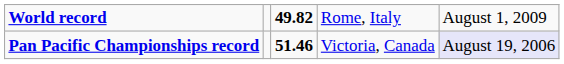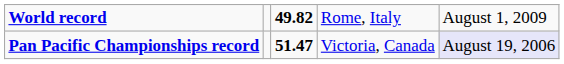(294, 44) 51.46 -> (294, 44) 51.47
